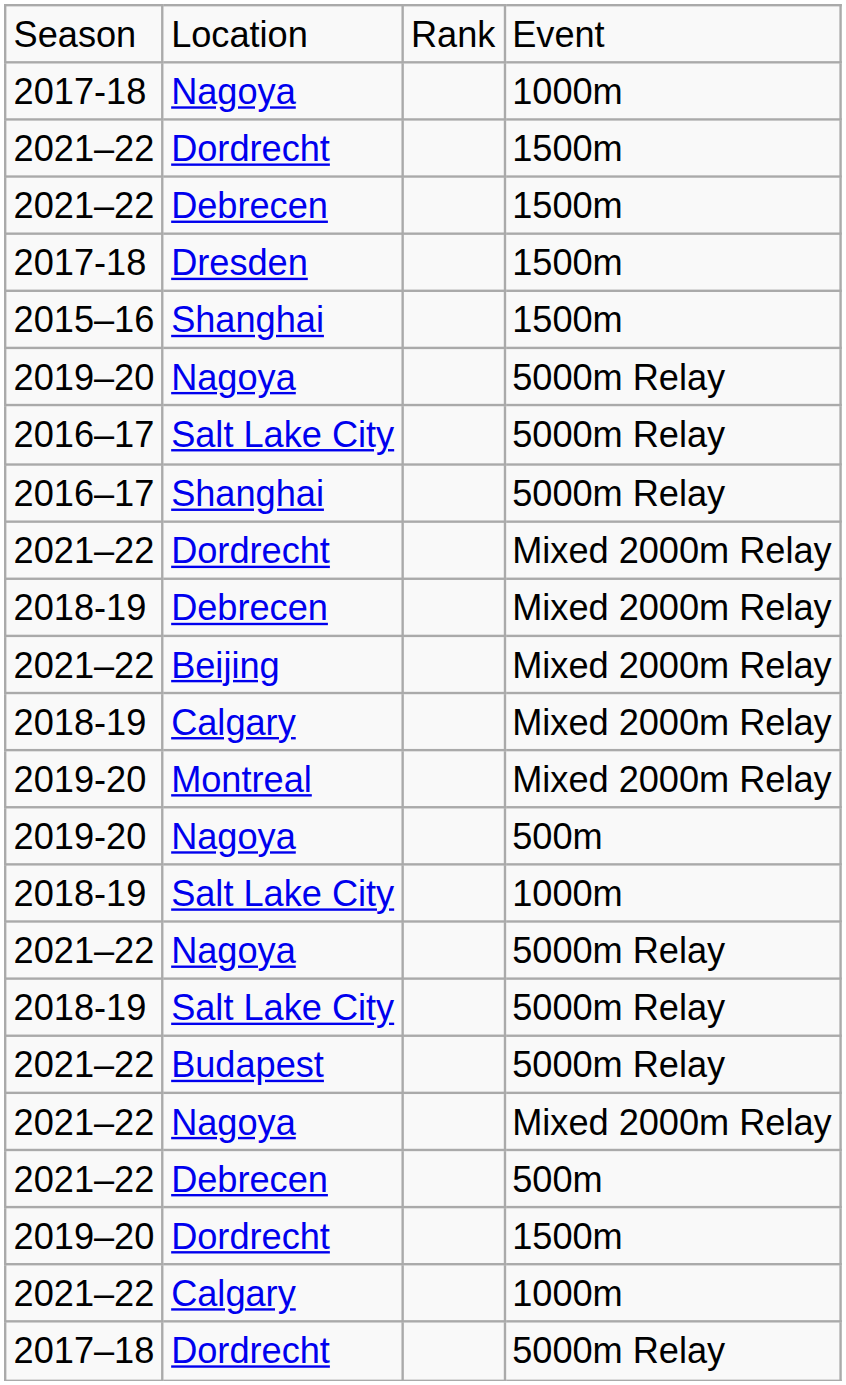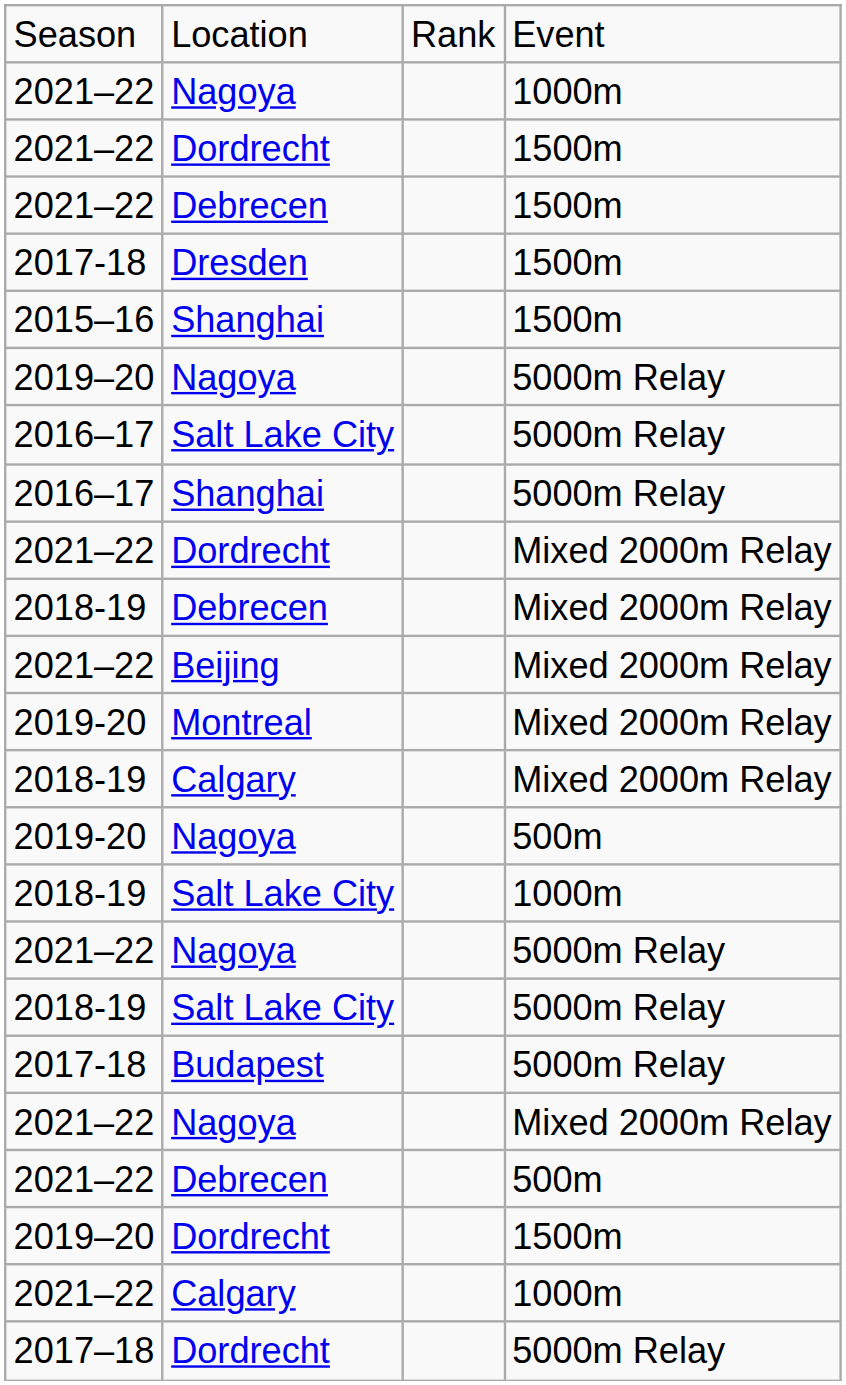(80, 91) 2017-18 -> (84, 91) 2021–22
rows swapped: (241, 779) <-> (233, 721)
(84, 1065) 2021–22 -> (80, 1065) 2017-18
